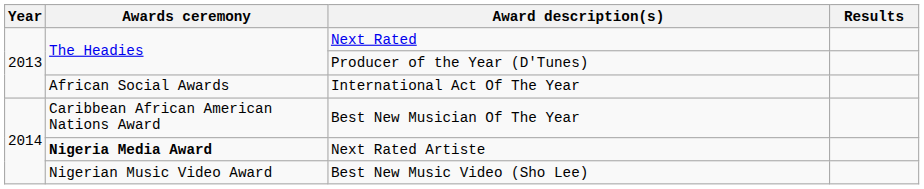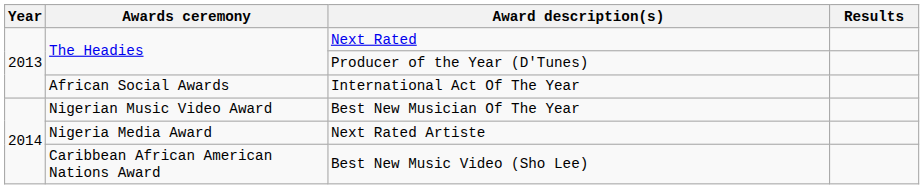(161, 118) Caribbean African American Nations Award -> (161, 109) Nigerian Music Video Award
(131, 149) bold -> (131, 133) normal
(161, 173) Nigerian Music Video Award -> (161, 164) Caribbean African American Nations Award
